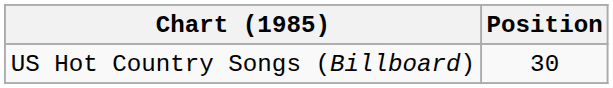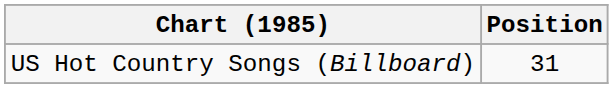(545, 64) 30 -> (545, 64) 31
